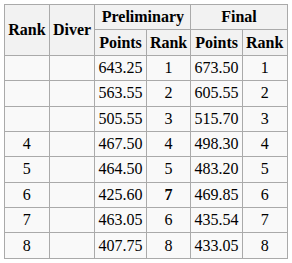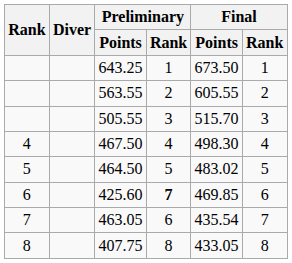(217, 169) 483.20 -> (217, 169) 483.02
